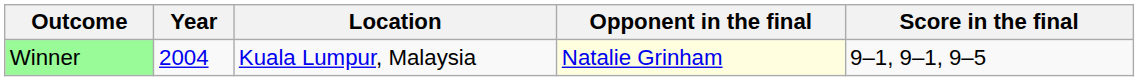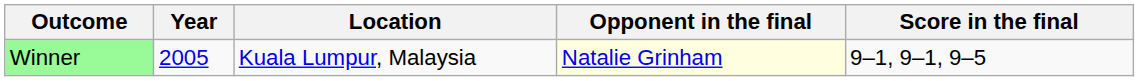(184, 57) 2004 -> (184, 57) 2005
